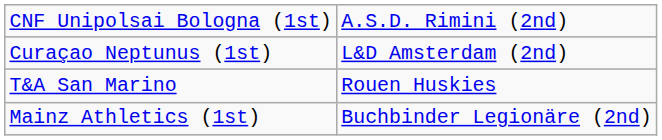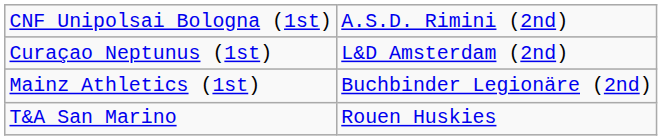rows swapped: (135, 118) <-> (93, 86)
